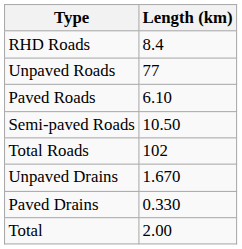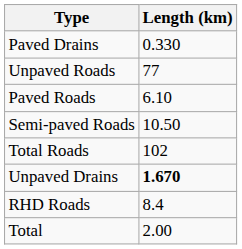rows swapped: (49, 44) <-> (53, 204)
(161, 177) normal -> (161, 177) bold
